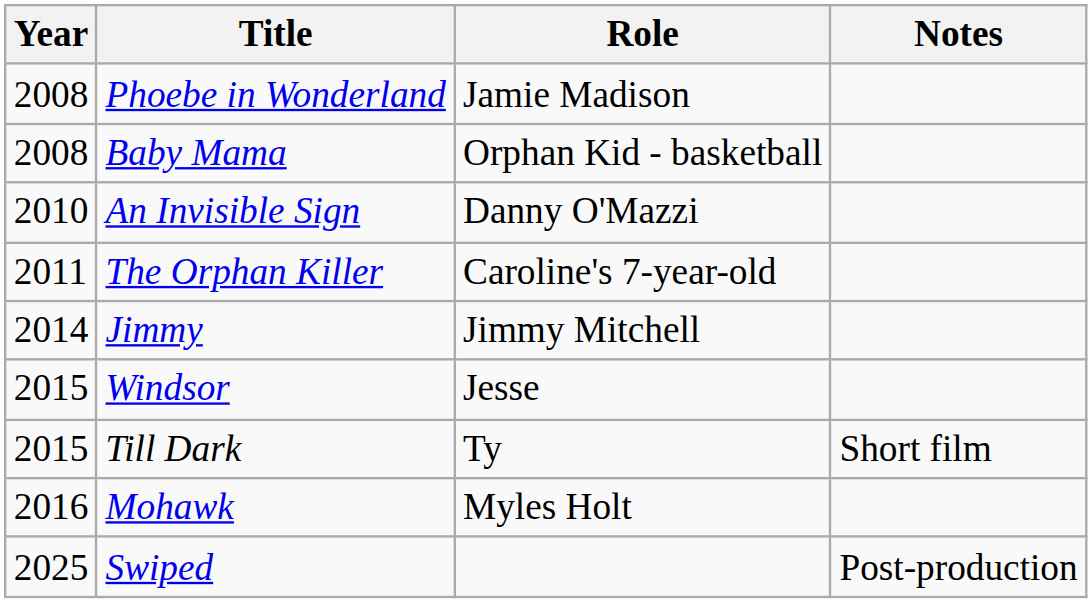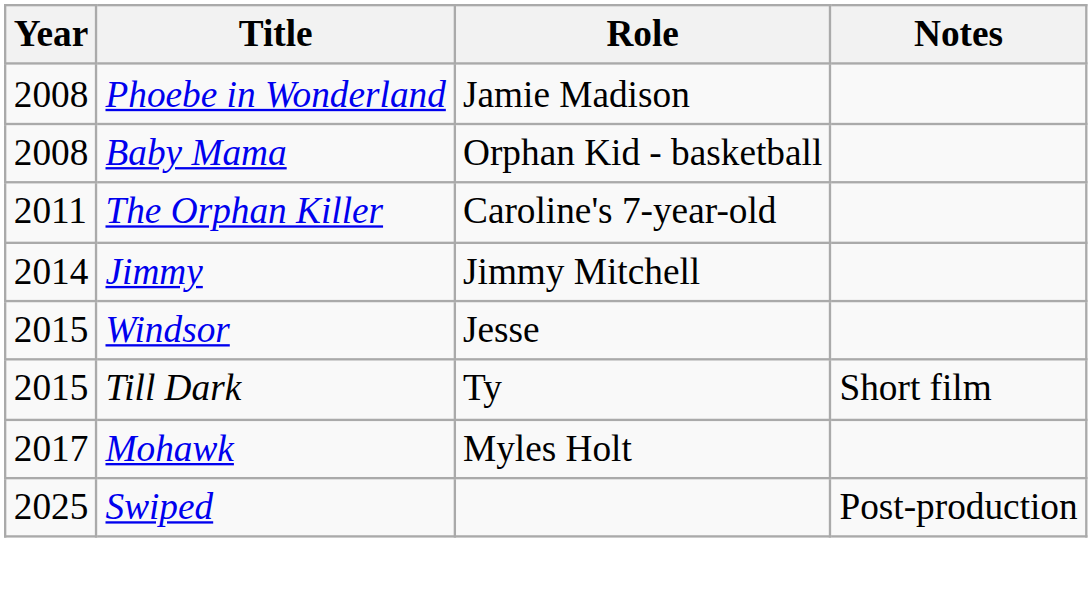- row: (233, 211)
(51, 507) 2016 -> (51, 447) 2017
